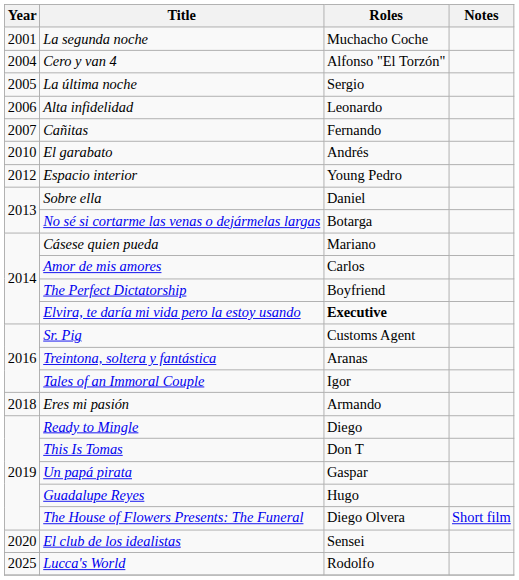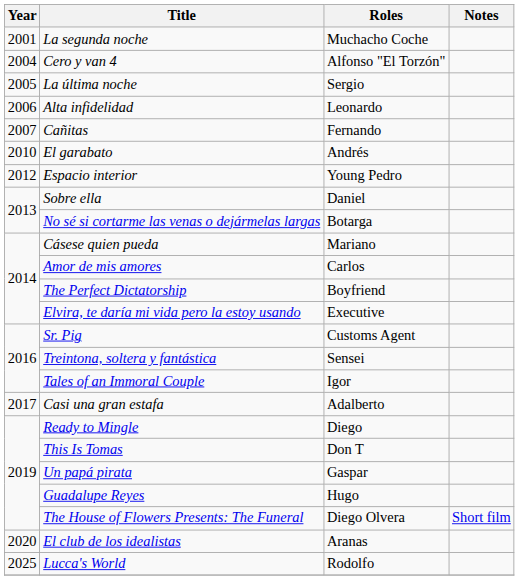(357, 312) bold -> (356, 312) normal
(347, 358) Aranas -> (346, 358) Sensei
+ row: (103, 404)
- row: (86, 404)
(346, 541) Sensei -> (347, 541) Aranas
